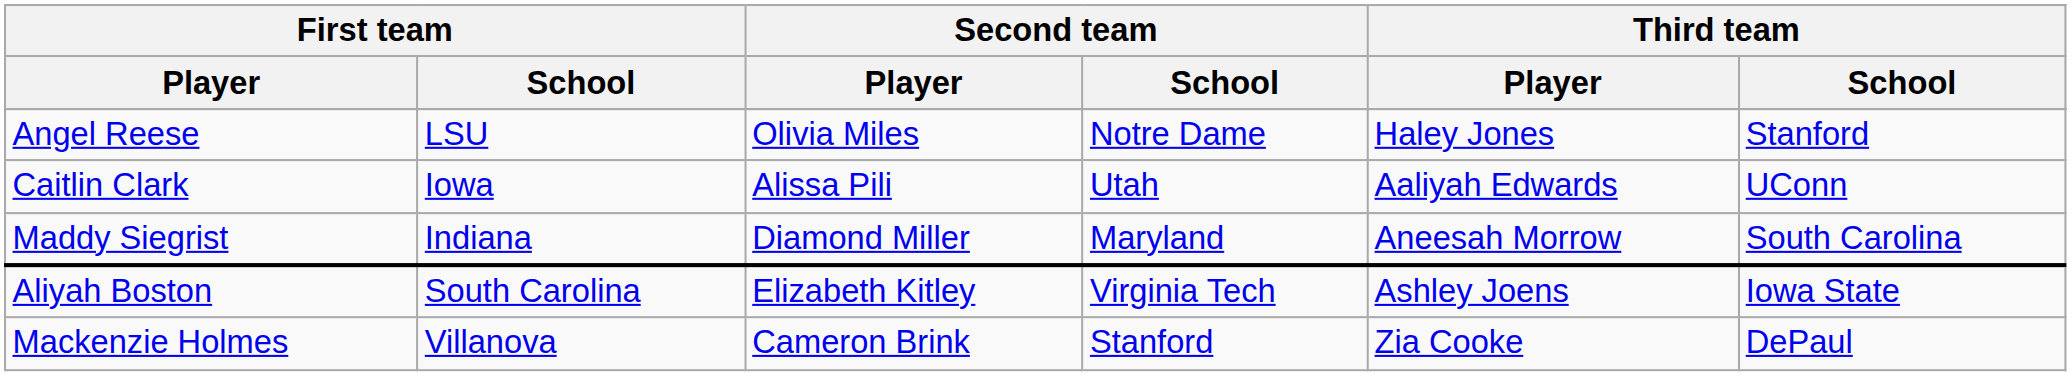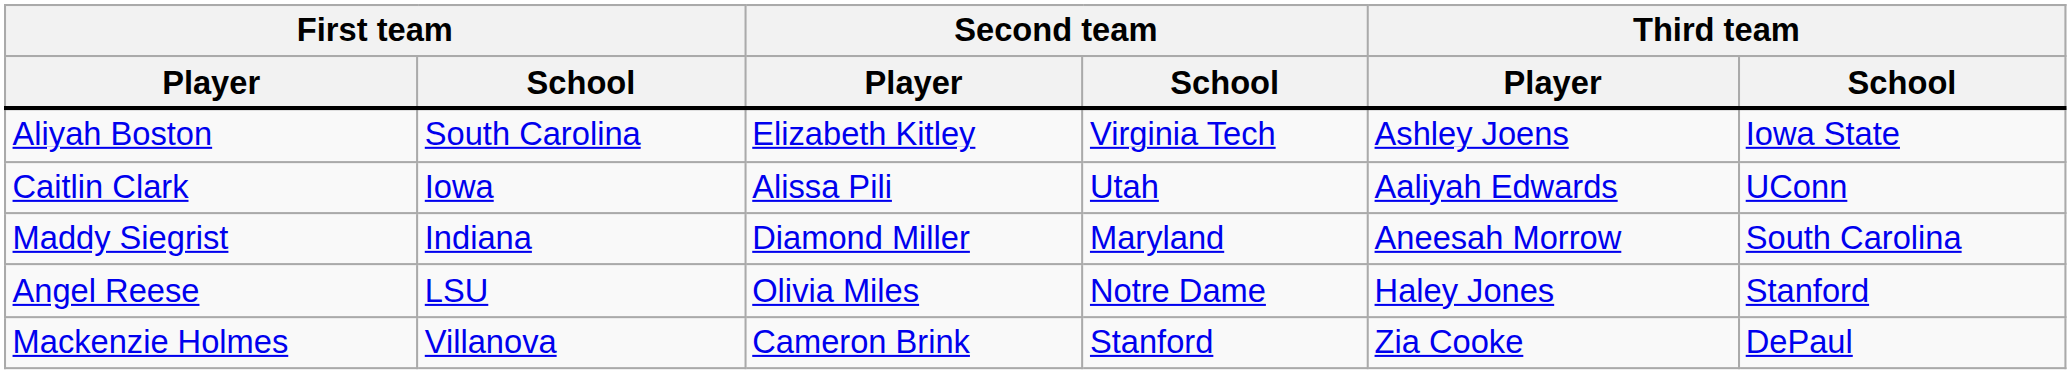rows swapped: (112, 291) <-> (106, 133)
